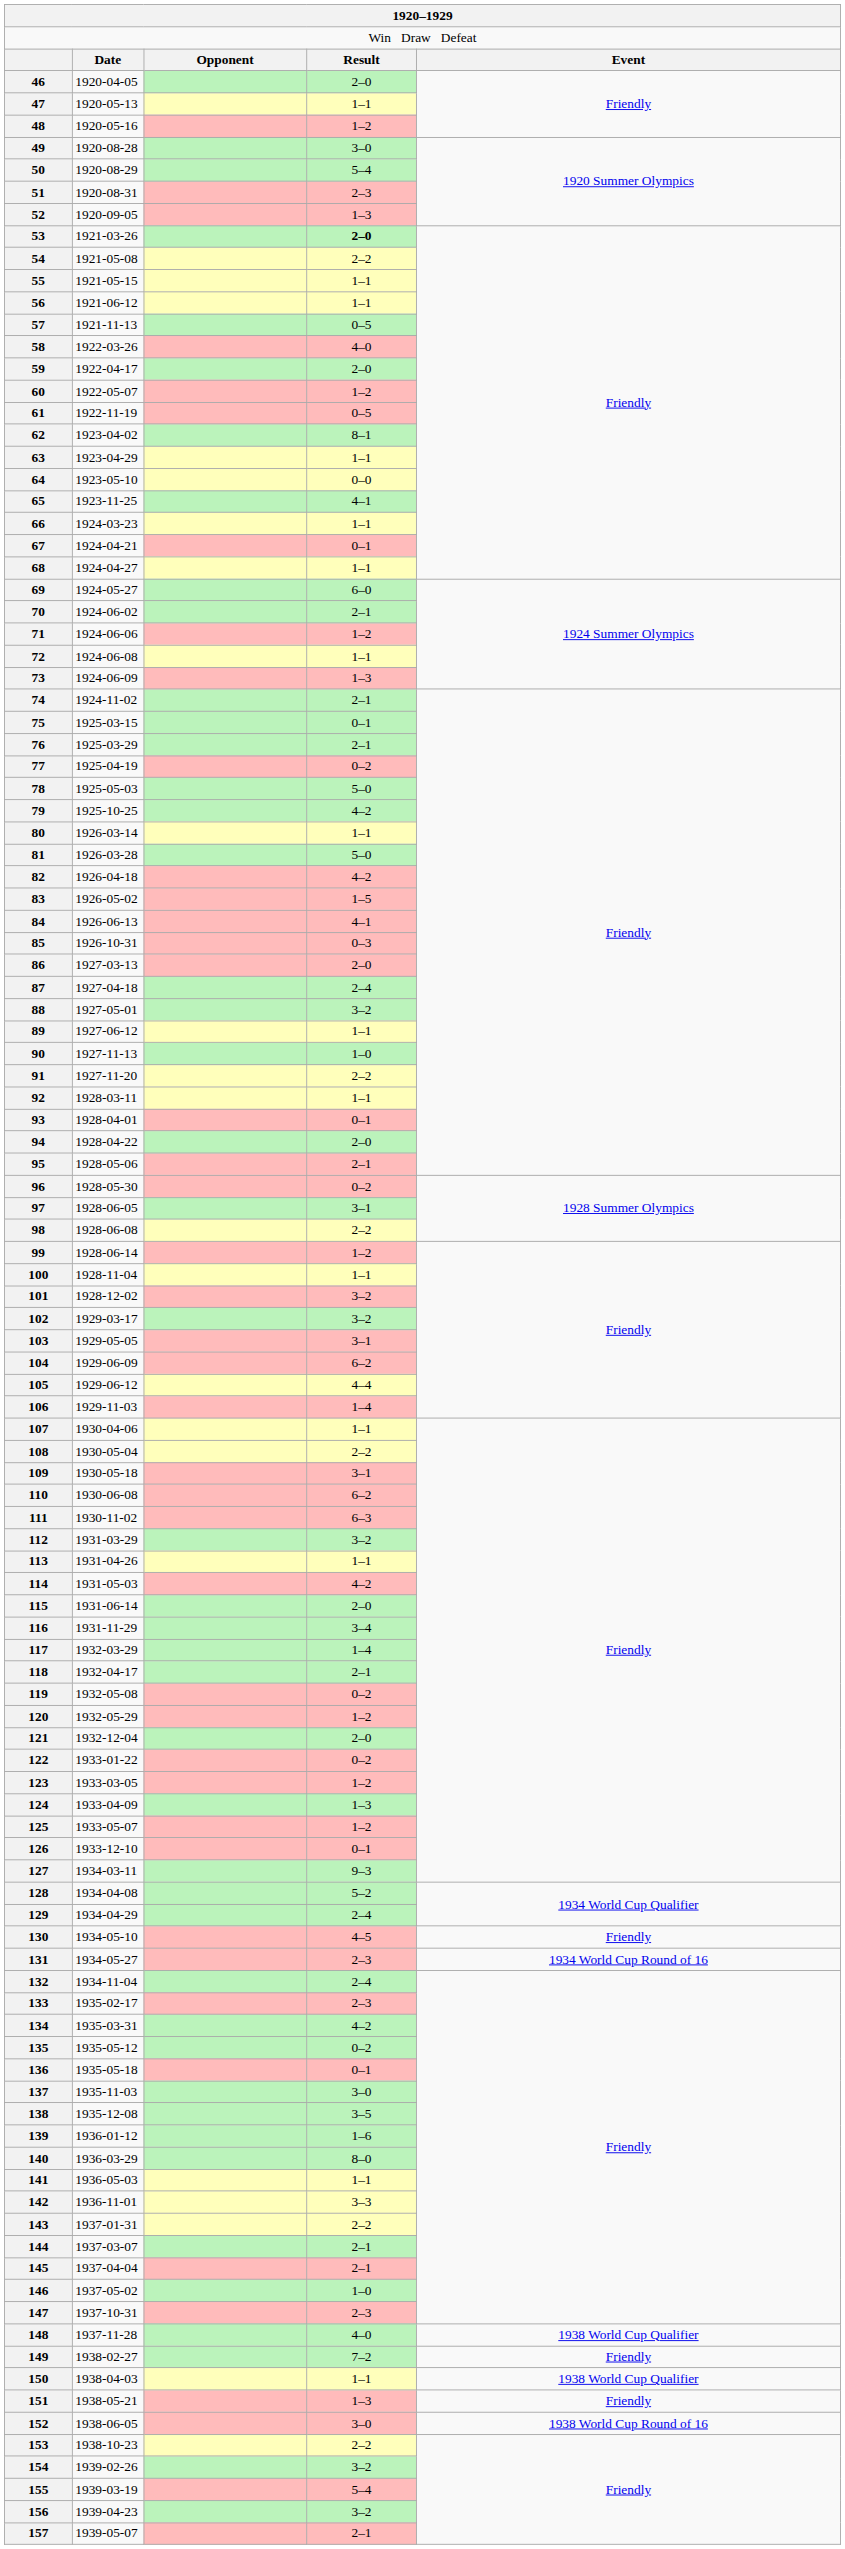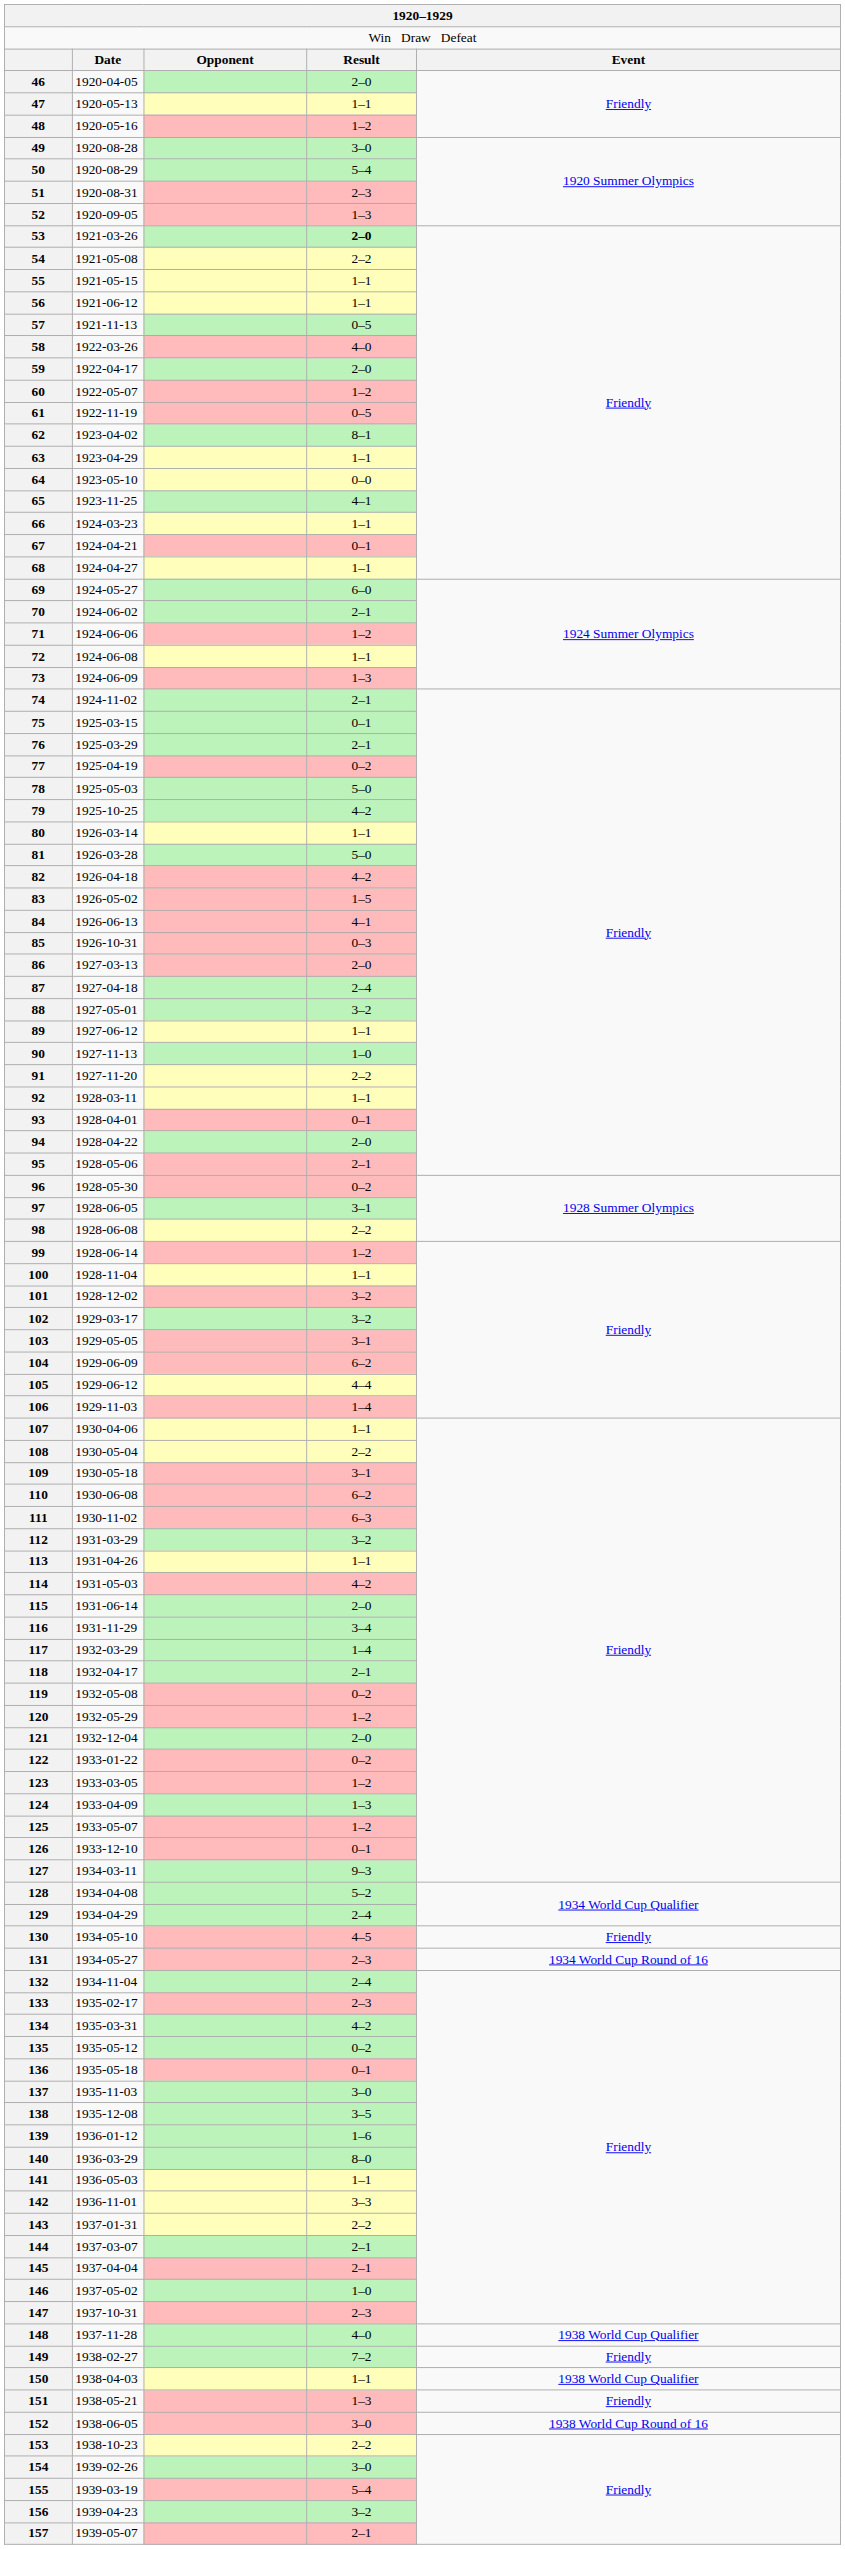(361, 2467) 3–2 -> (361, 2467) 3–0
